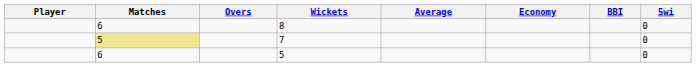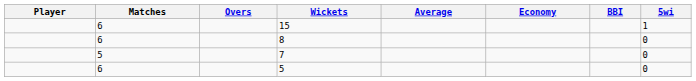+ row: (284, 26)
(100, 40) khaki background -> (100, 55) no background
